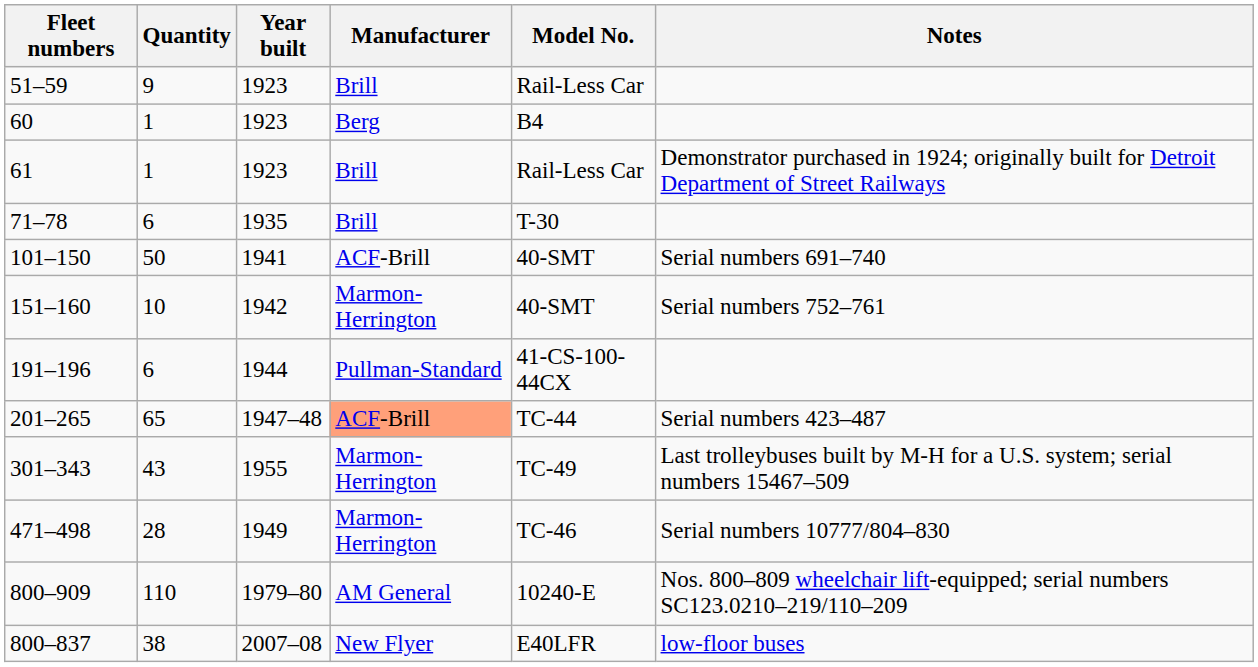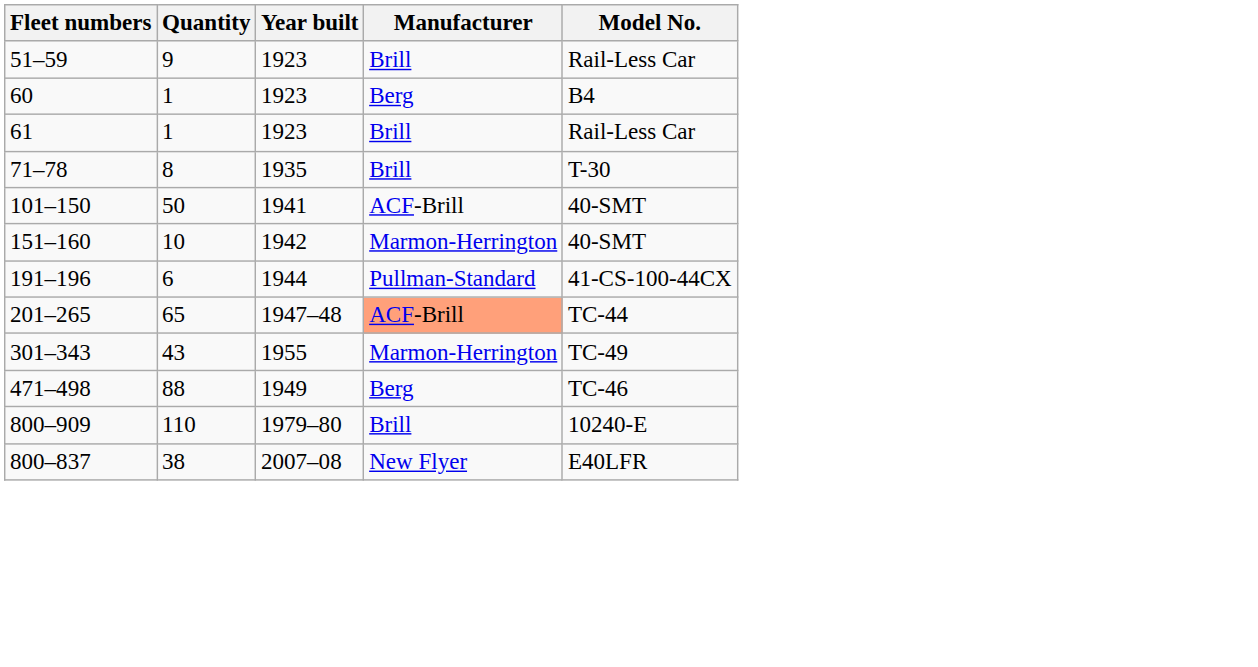- column: (954, 35)
(148, 220) 6 -> (168, 168) 8
(154, 530) 28 -> (174, 388) 88
(386, 530) Marmon-Herrington -> (391, 388) Berg
(393, 593) AM General -> (390, 424) Brill
